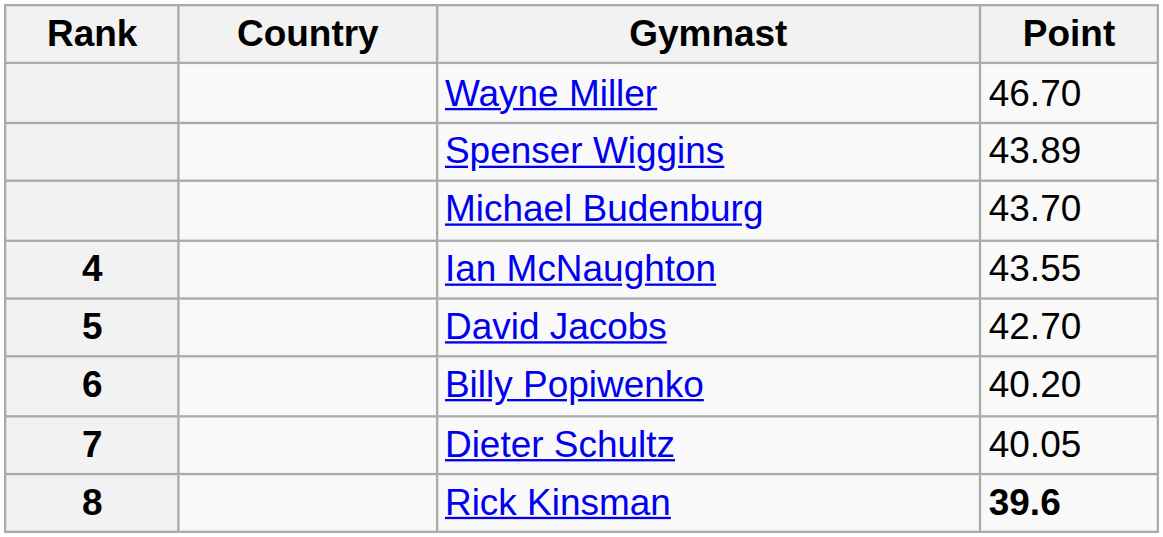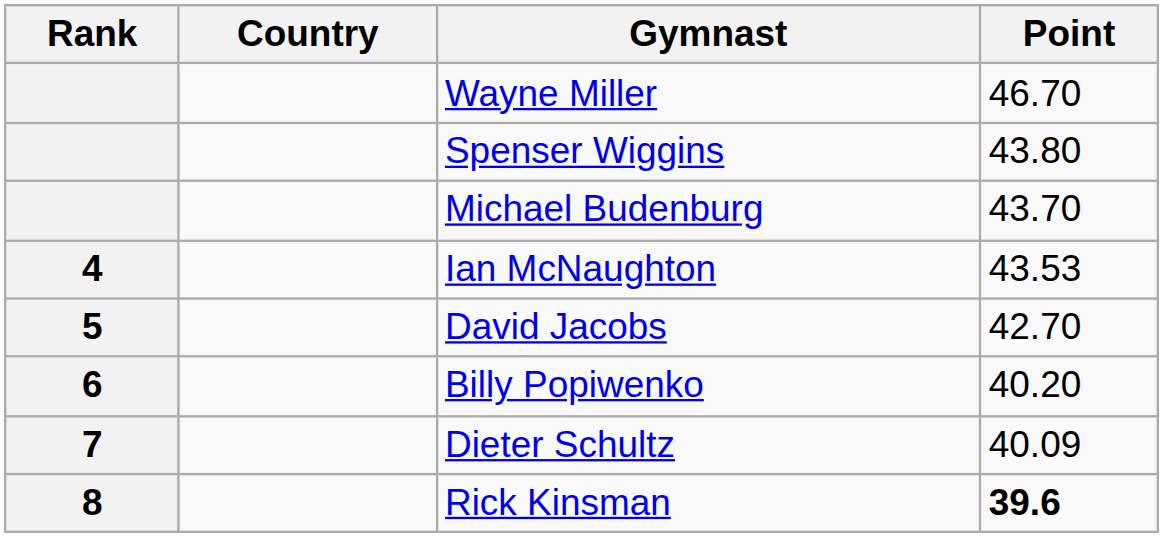(1035, 151) 43.89 -> (1035, 151) 43.80
(1035, 268) 43.55 -> (1035, 268) 43.53
(1035, 444) 40.05 -> (1035, 444) 40.09
